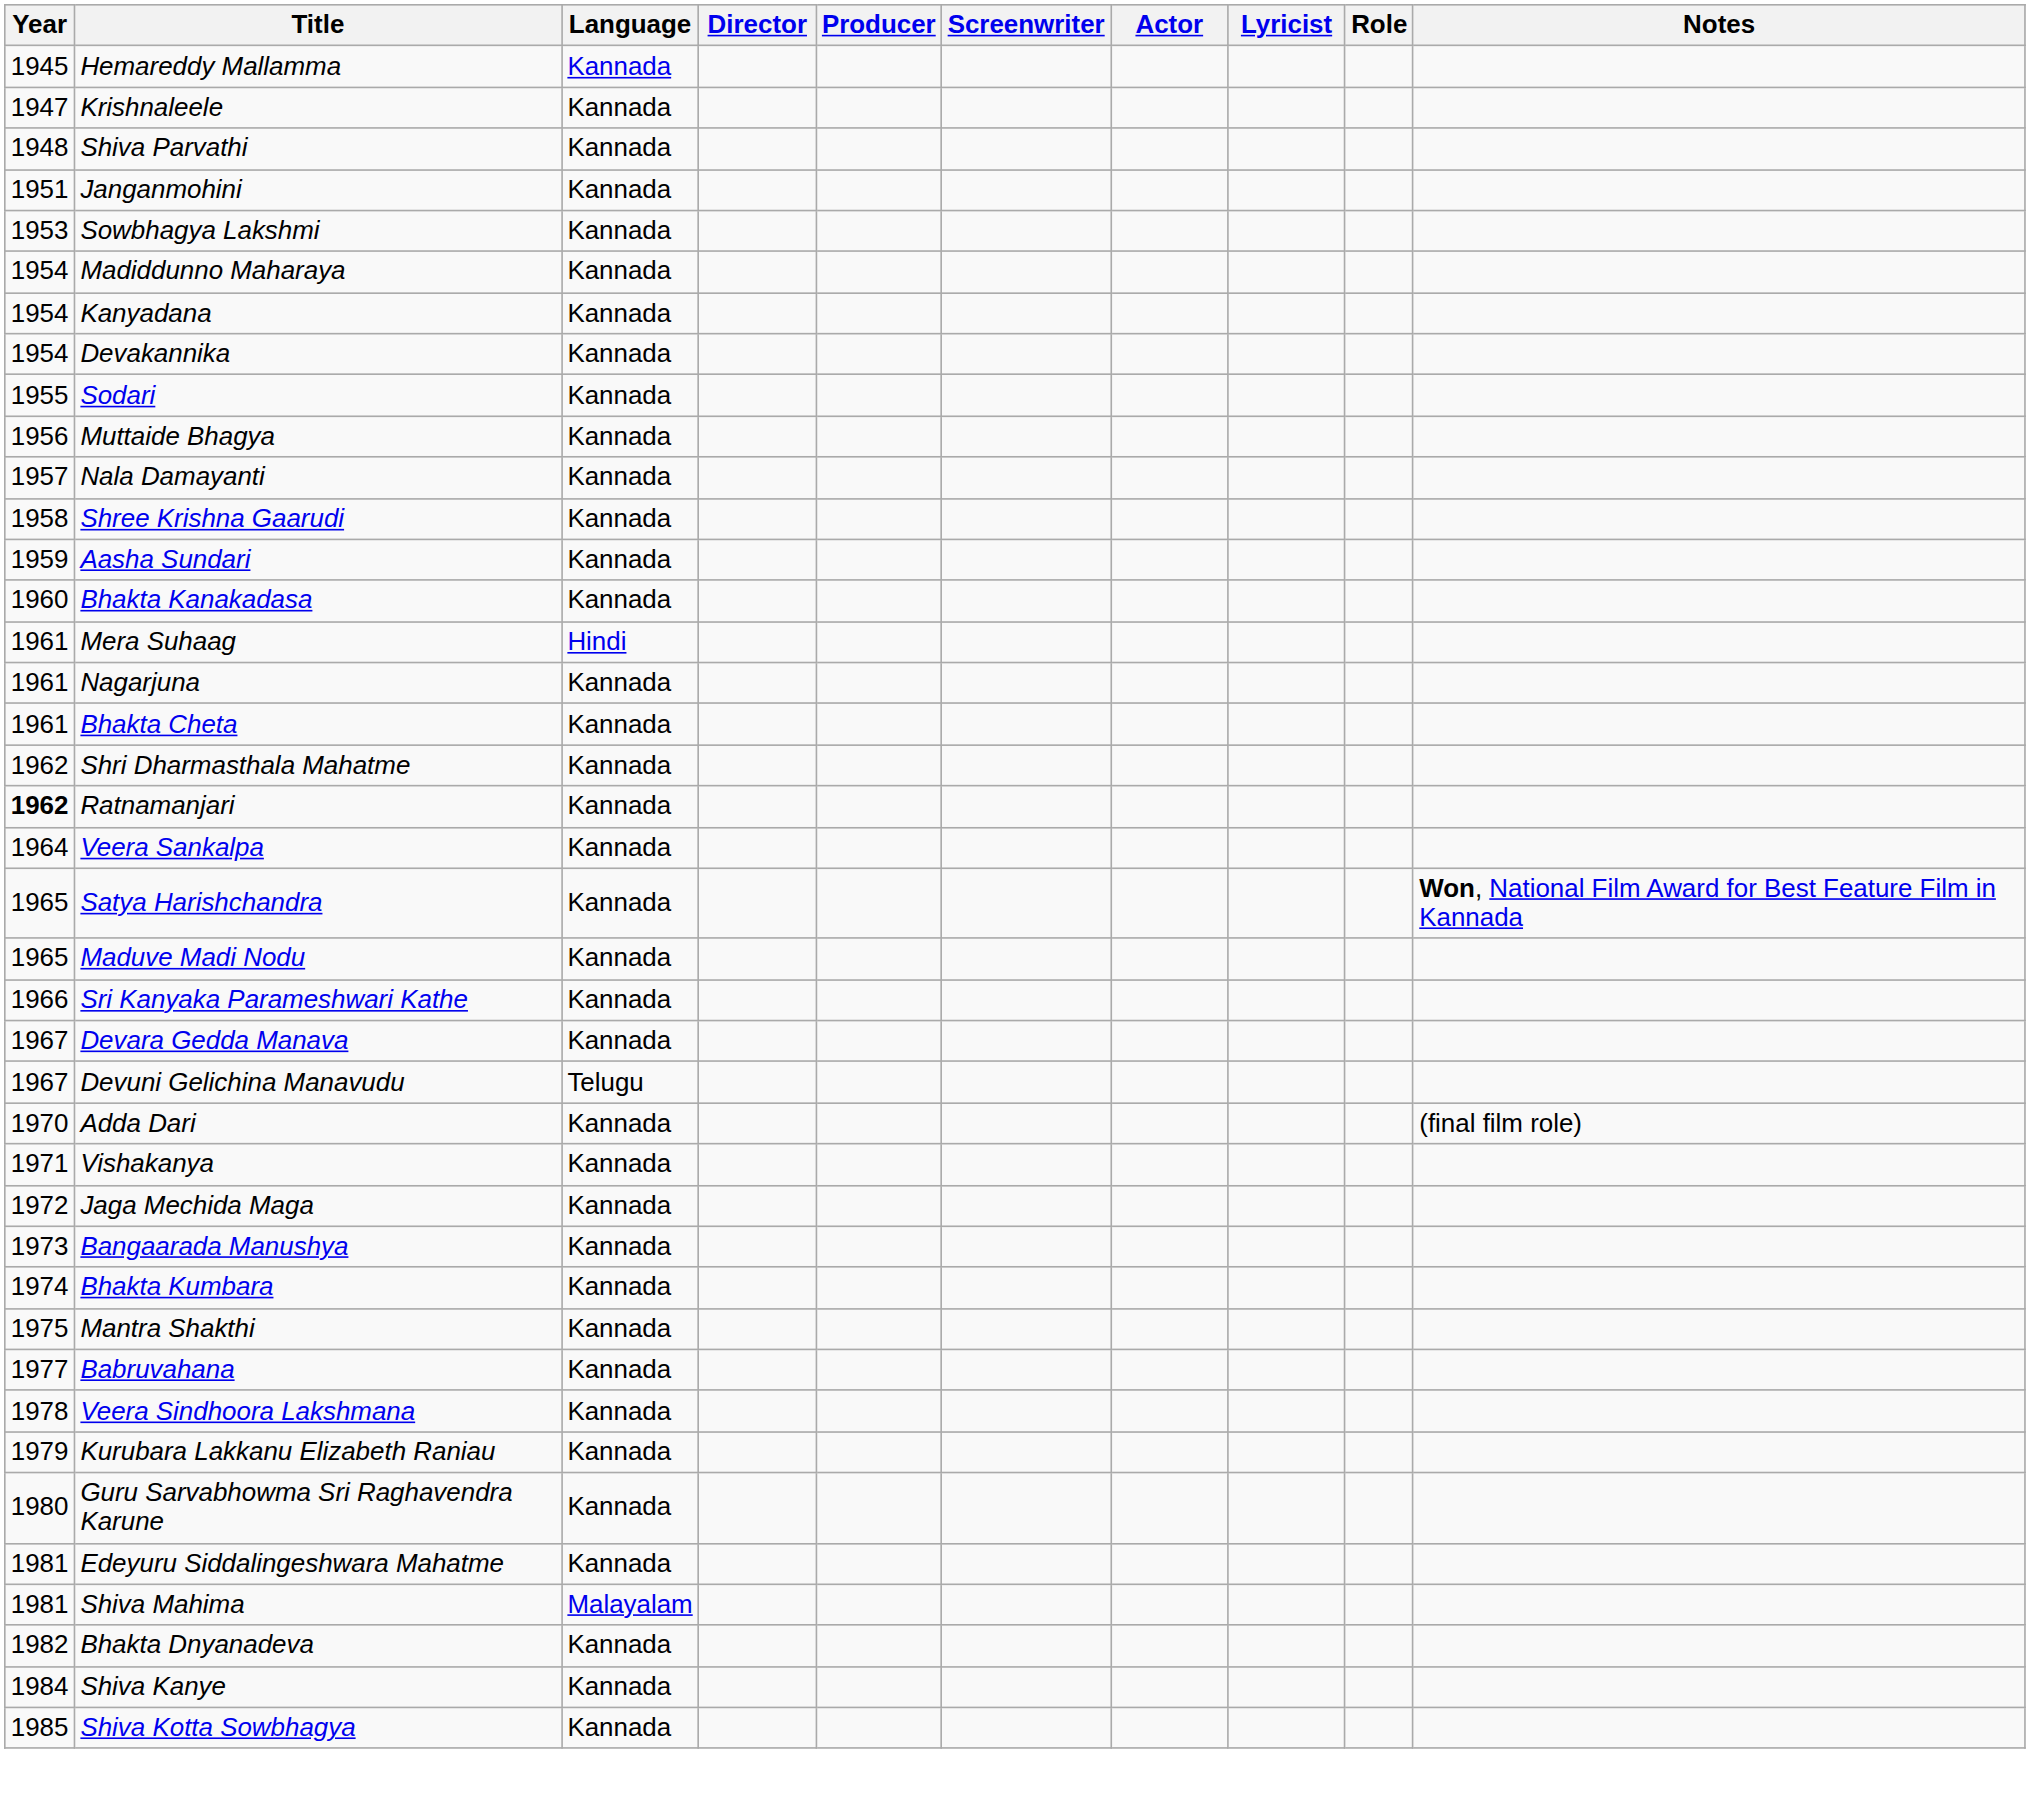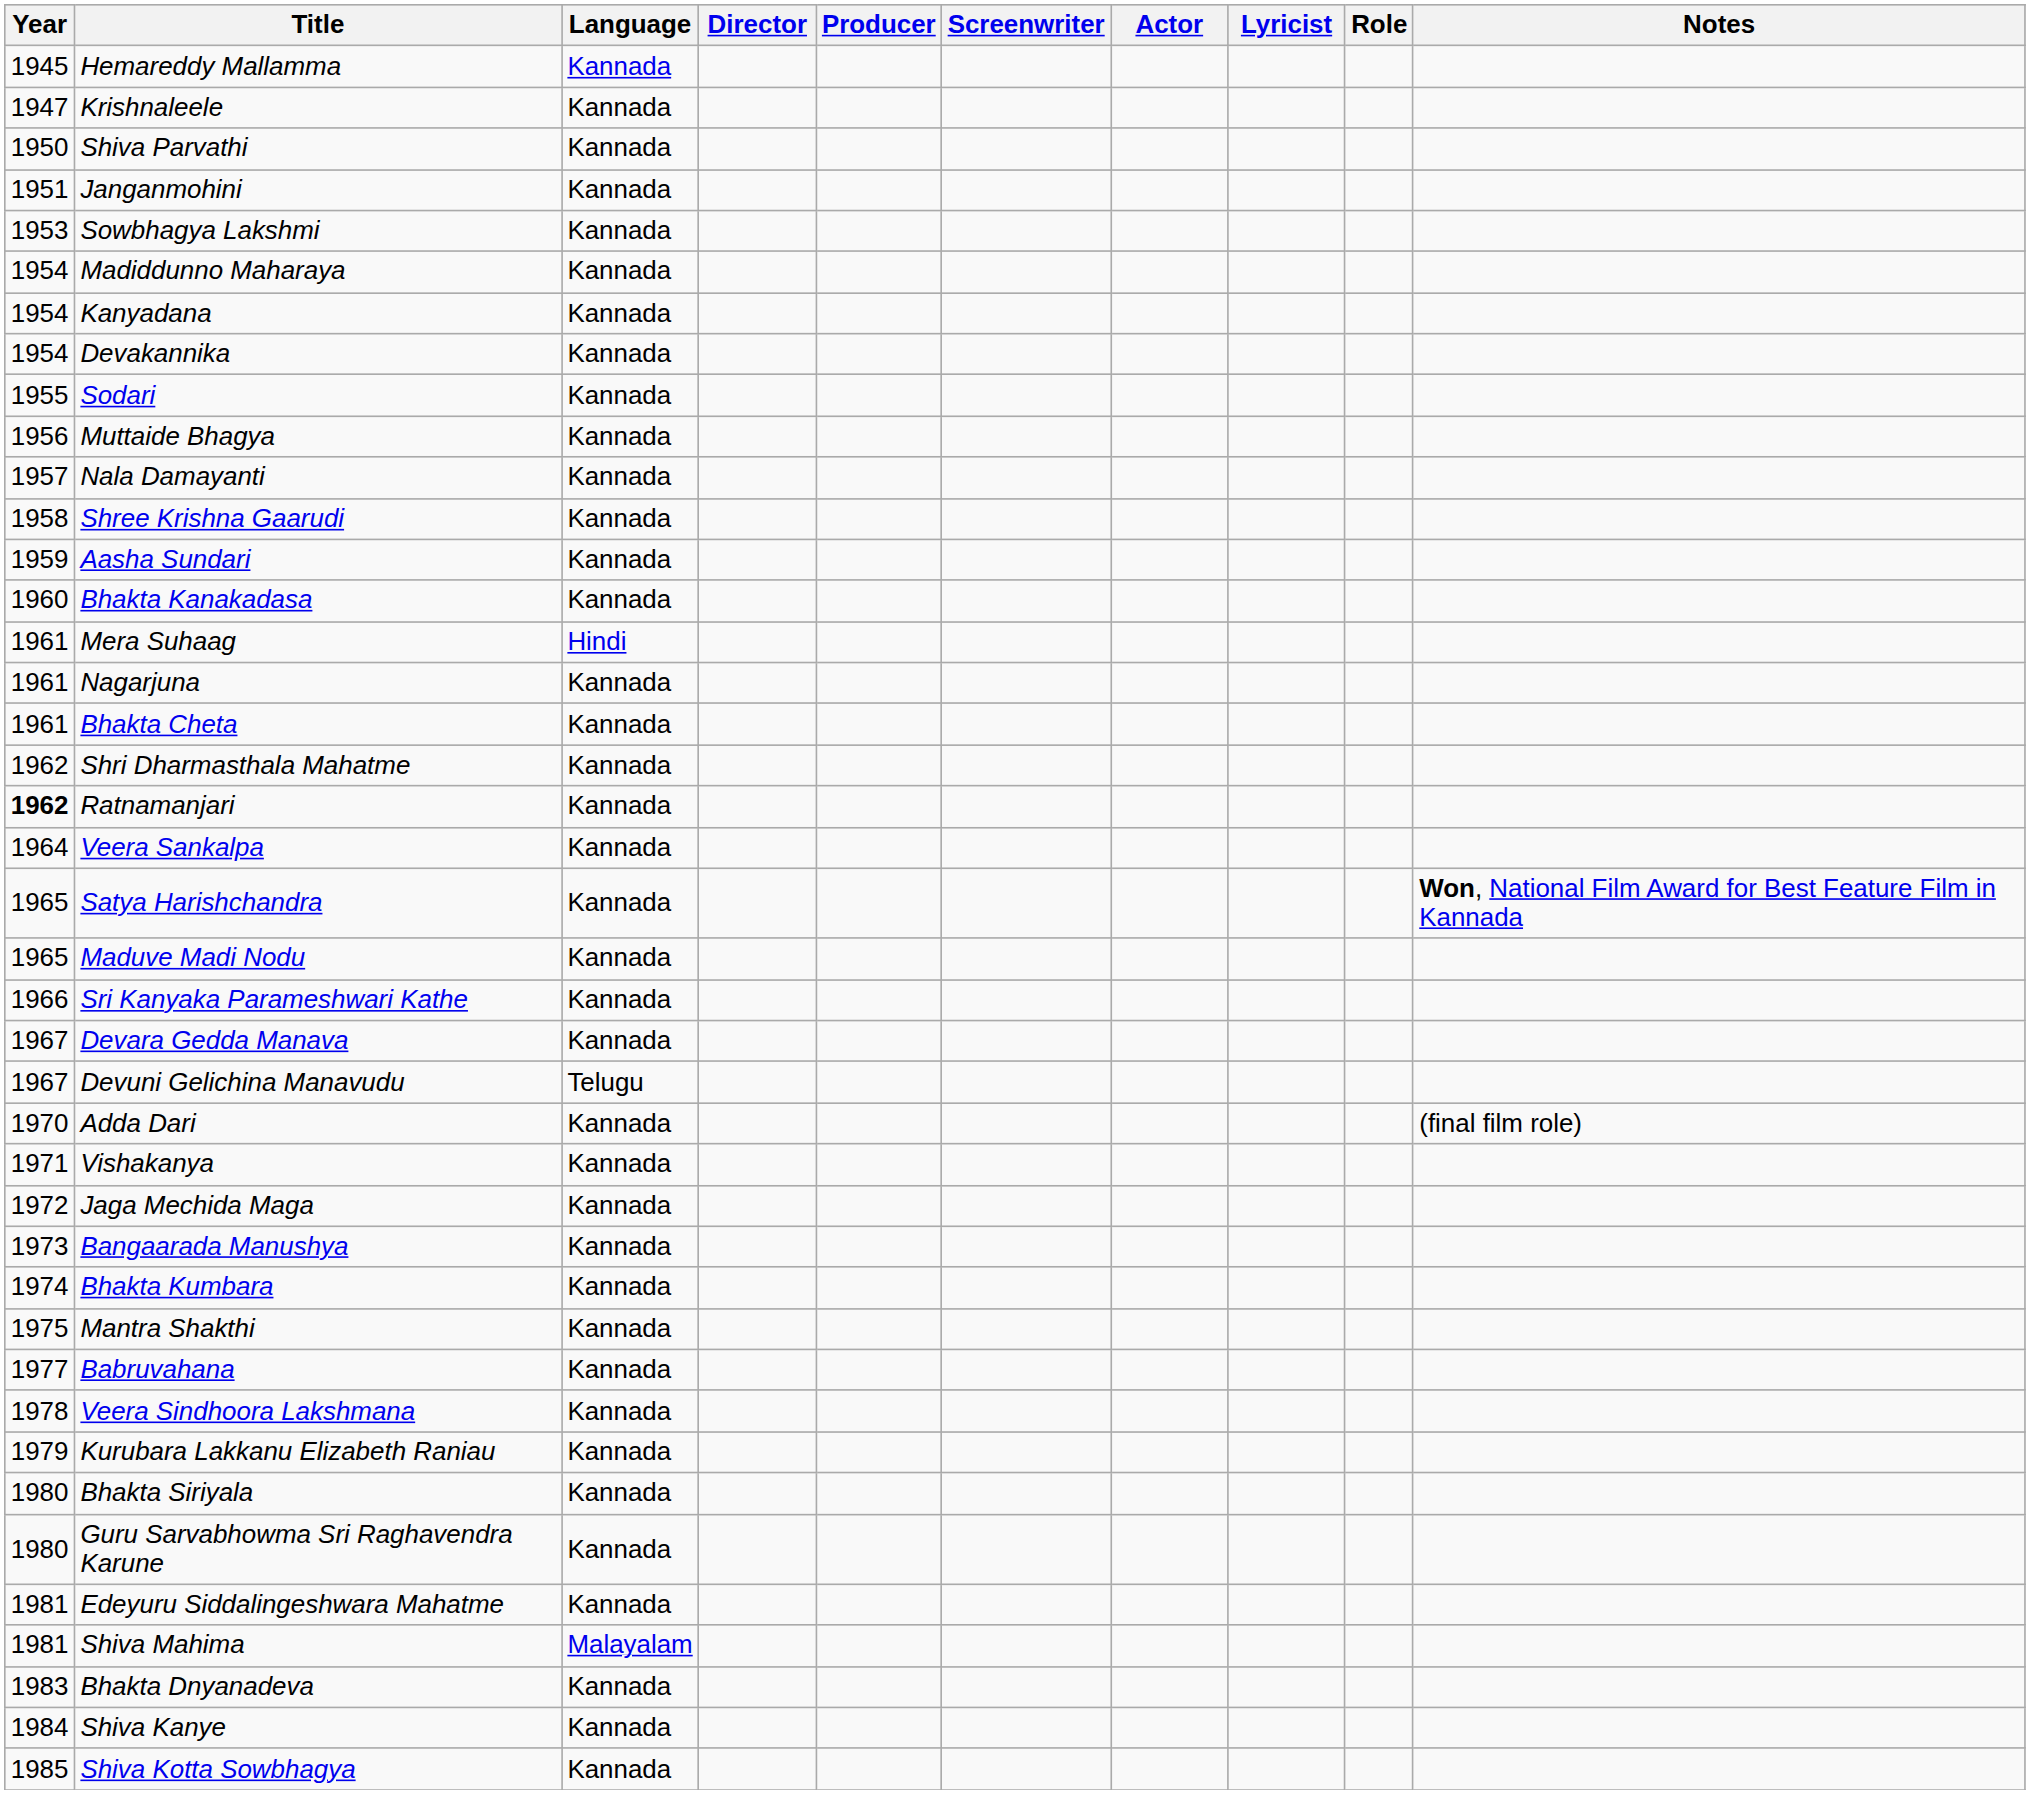(40, 148) 1948 -> (40, 148) 1950
+ row: (167, 1492)
(40, 1645) 1982 -> (40, 1686) 1983
